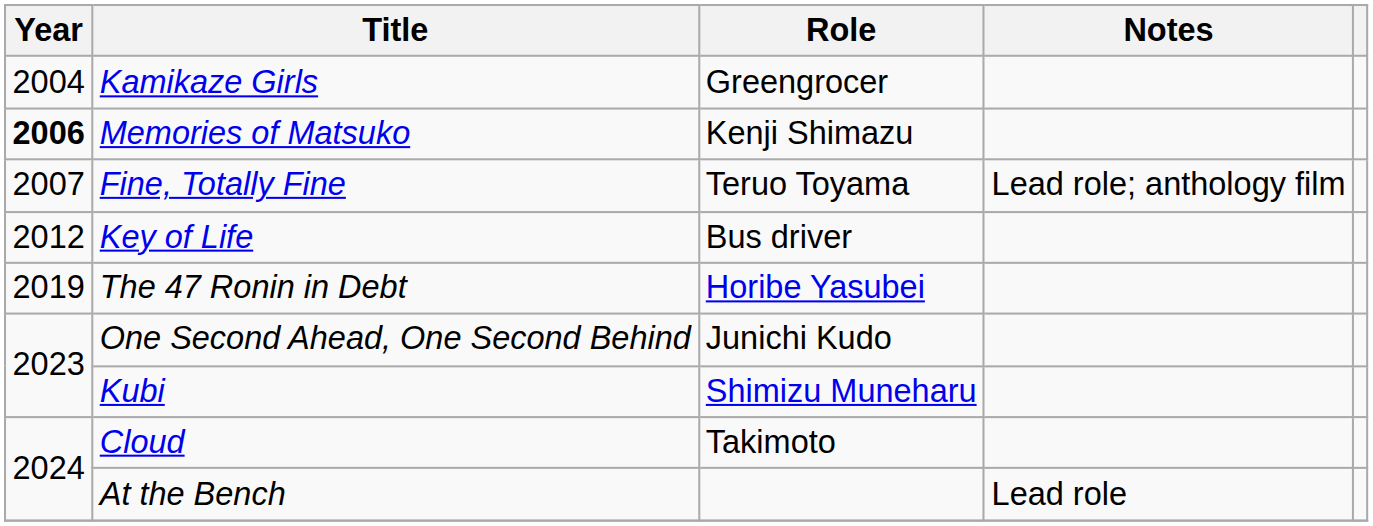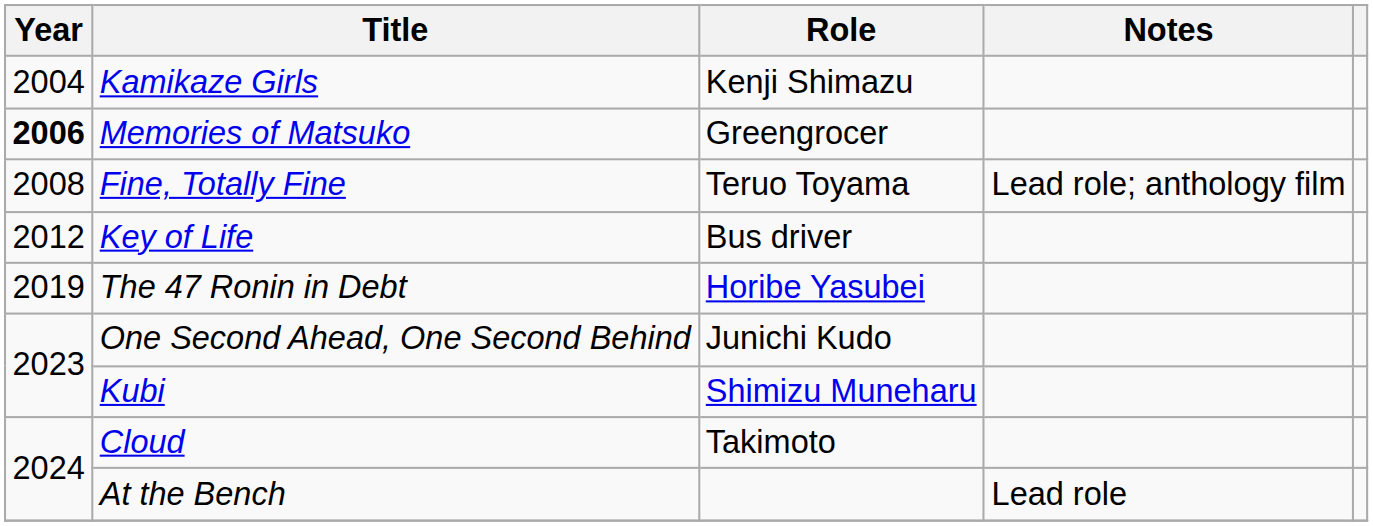(797, 81) Greengrocer -> (810, 81) Kenji Shimazu
(810, 133) Kenji Shimazu -> (797, 133) Greengrocer
(49, 184) 2007 -> (49, 184) 2008
